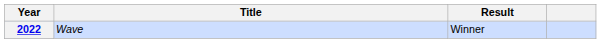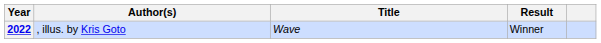+ column: (152, 13)
